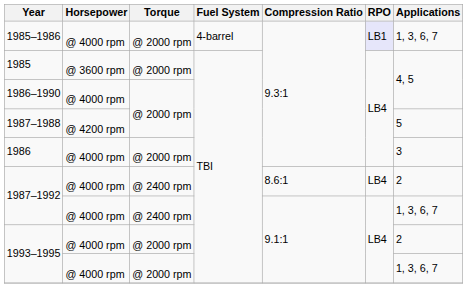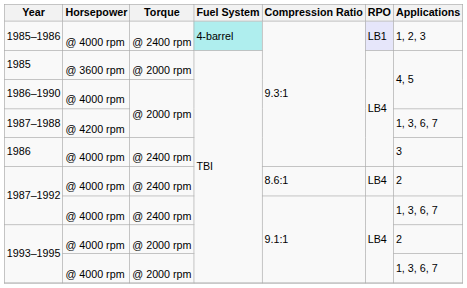(162, 42) @ 2000 rpm -> (162, 42) @ 2400 rpm
(215, 36) no background -> (215, 36) paleturquoise background
(417, 36) 1, 3, 6, 7 -> (411, 36) 1, 2, 3
(399, 123) 5 -> (417, 123) 1, 3, 6, 7
(162, 158) @ 2000 rpm -> (162, 158) @ 2400 rpm
